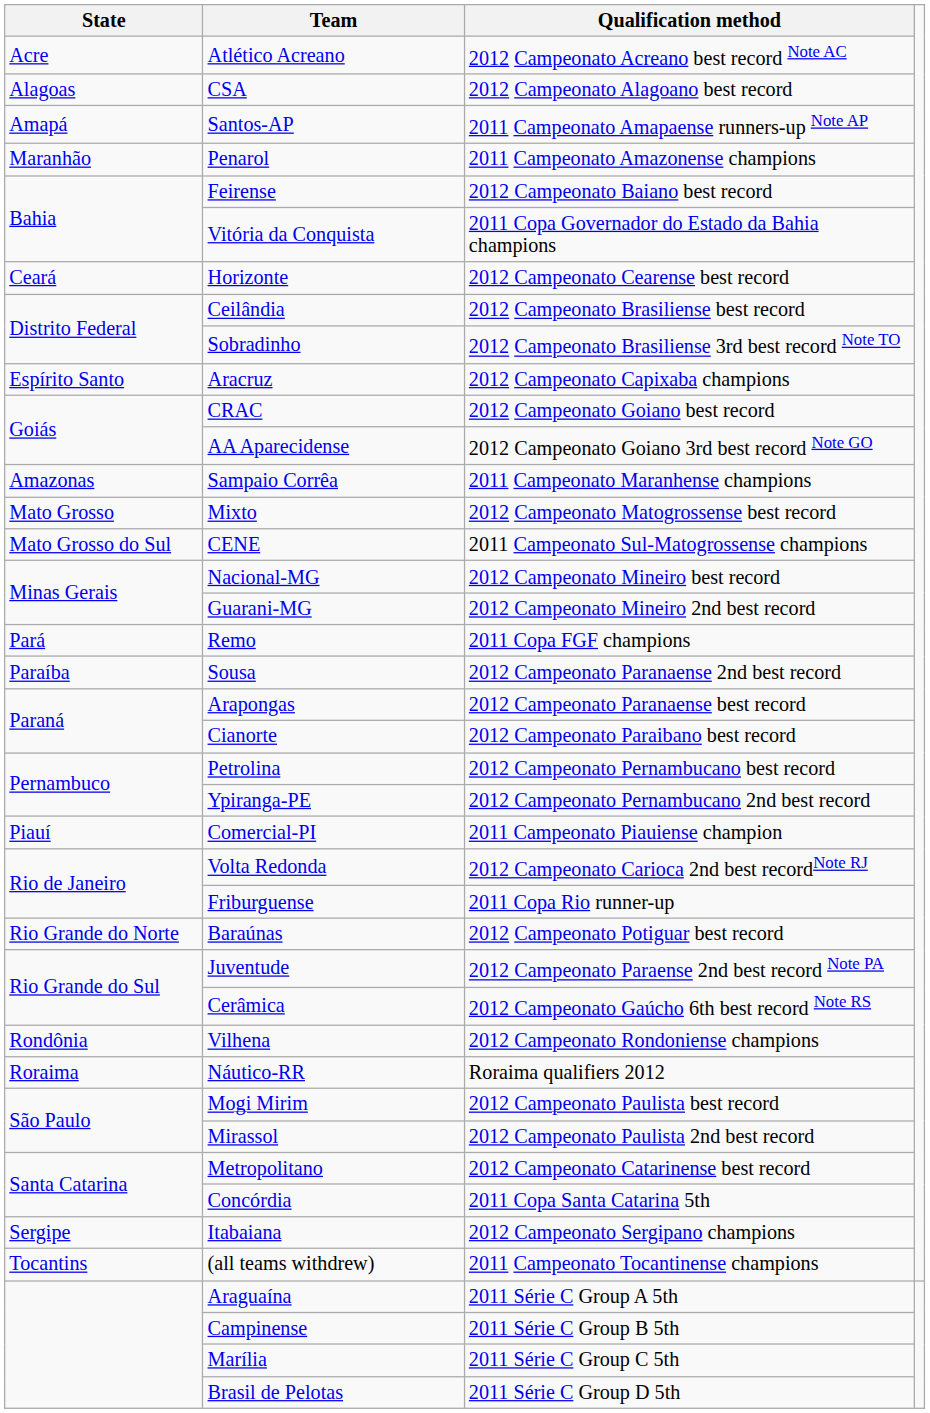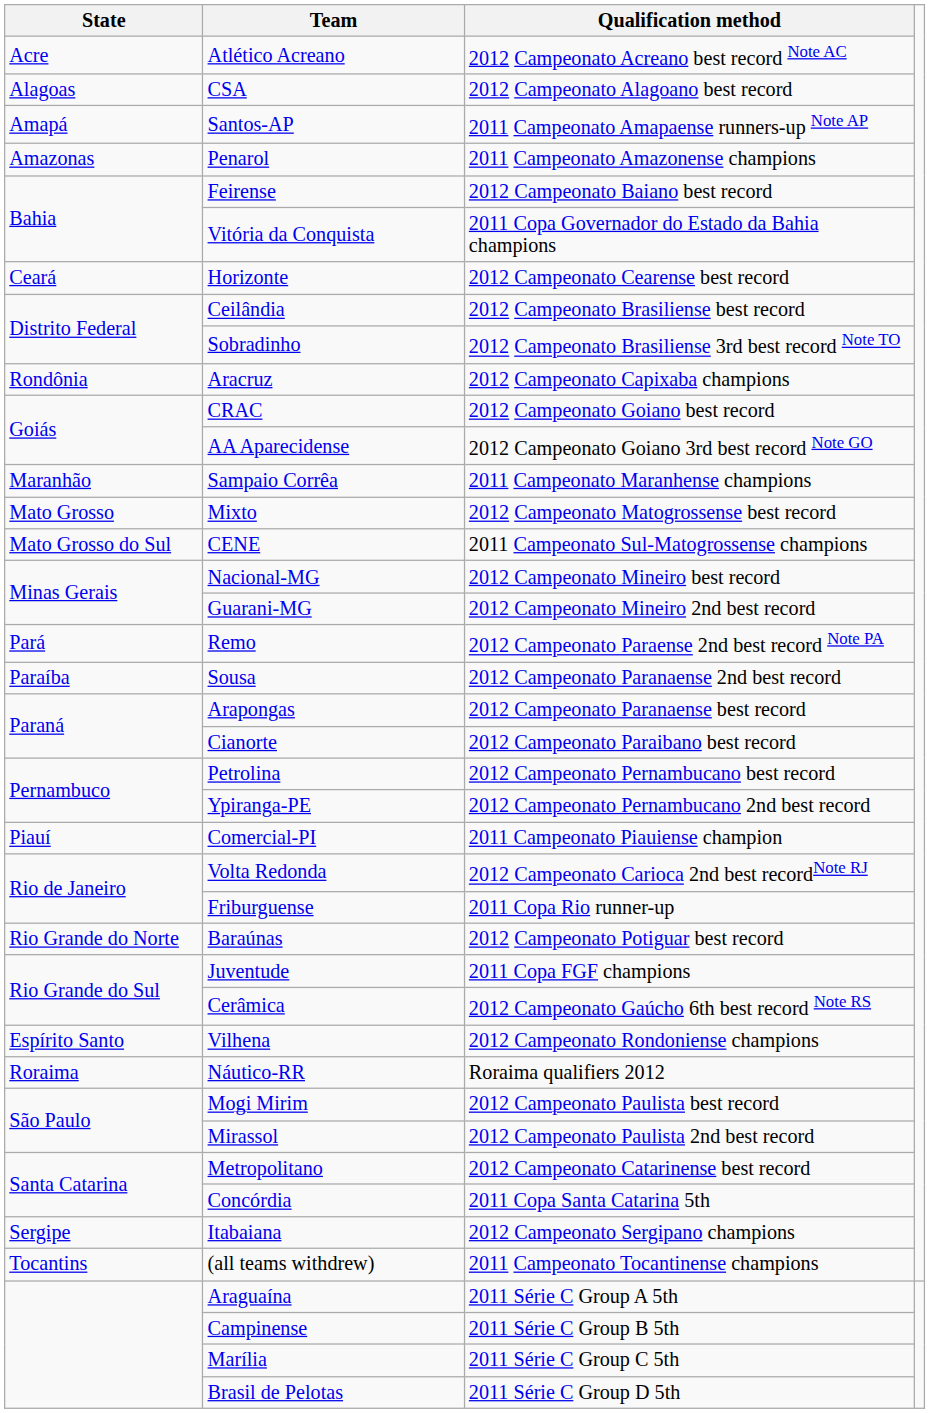(50, 159) Maranhão -> (52, 159) Amazonas
(67, 379) Espírito Santo -> (48, 379) Rondônia
(52, 480) Amazonas -> (50, 480) Maranhão
(580, 640) 2011 Copa FGF champions -> (676, 643) 2012 Campeonato Paraense 2nd best record Note PA
(676, 968) 2012 Campeonato Paraense 2nd best record Note PA -> (580, 971) 2011 Copa FGF champions
(48, 1040) Rondônia -> (67, 1040) Espírito Santo
